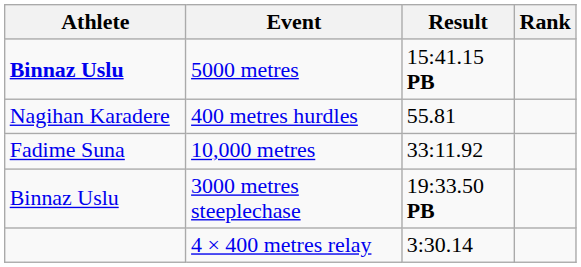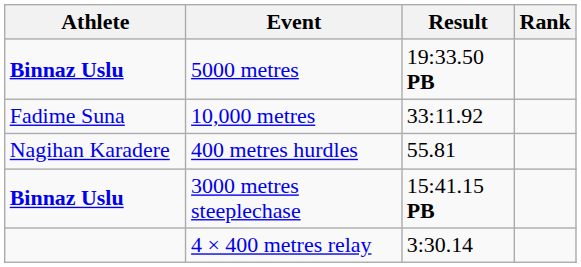(445, 68) 15:41.15 PB -> (445, 68) 19:33.50 PB
rows swapped: (253, 150) <-> (274, 116)
(64, 197) normal -> (67, 197) bold
(445, 197) 19:33.50 PB -> (445, 197) 15:41.15 PB
